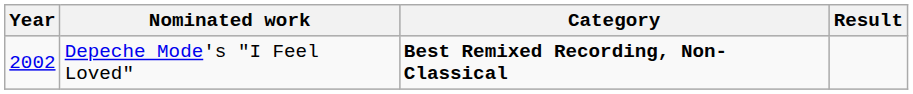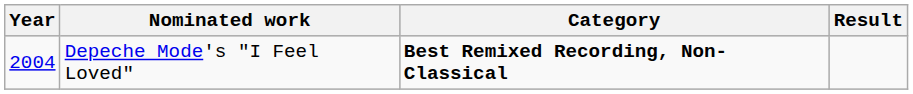(32, 63) 2002 -> (32, 63) 2004
